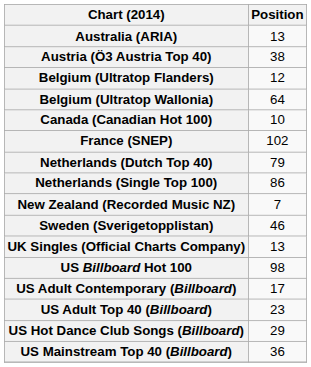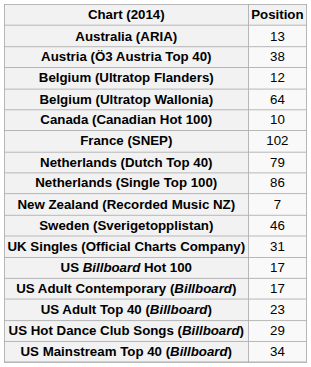(277, 246) 13 -> (277, 246) 31
(277, 267) 98 -> (277, 267) 17
(277, 352) 36 -> (277, 352) 34
